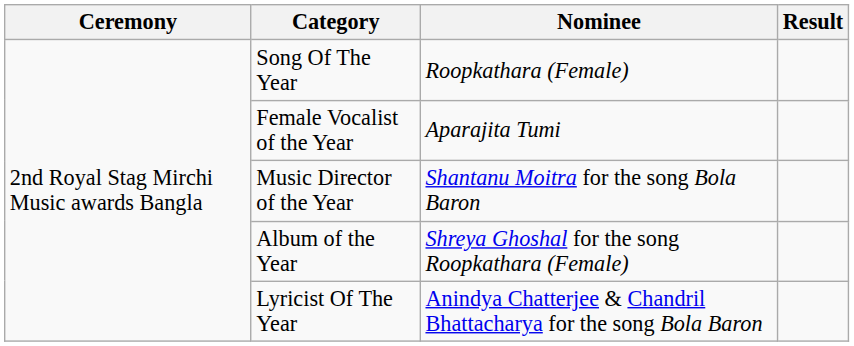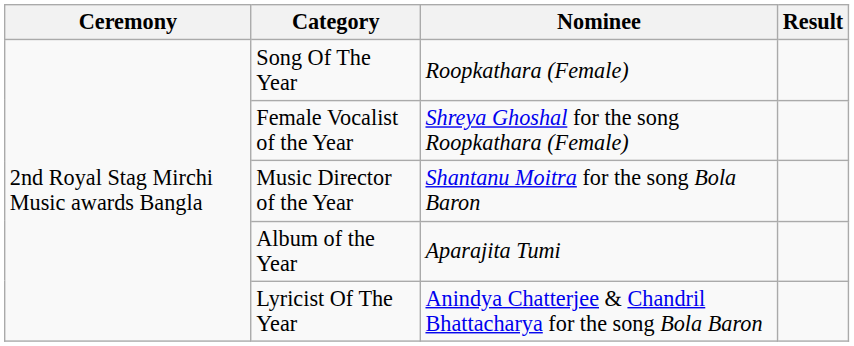(493, 130) Aparajita Tumi -> (552, 130) Shreya Ghoshal for the song Roopkathara (Female)
(552, 250) Shreya Ghoshal for the song Roopkathara (Female) -> (493, 250) Aparajita Tumi
